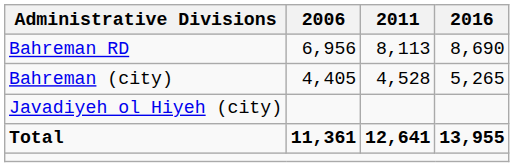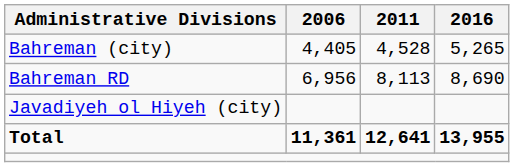rows swapped: (69, 49) <-> (91, 79)
